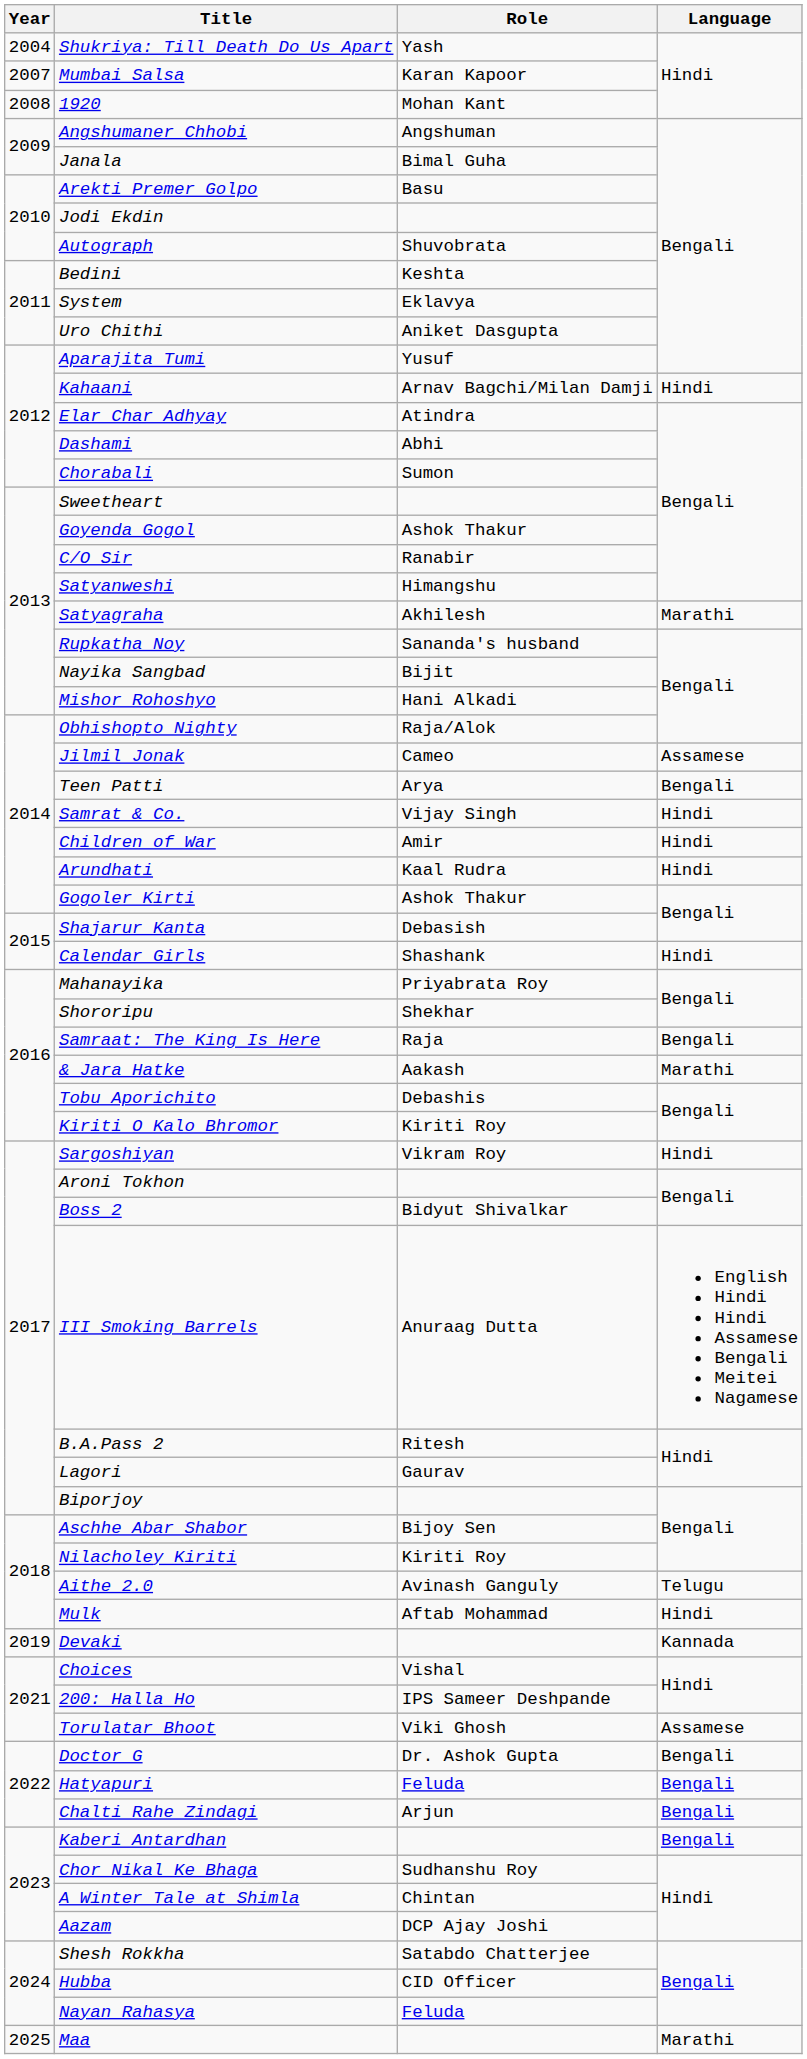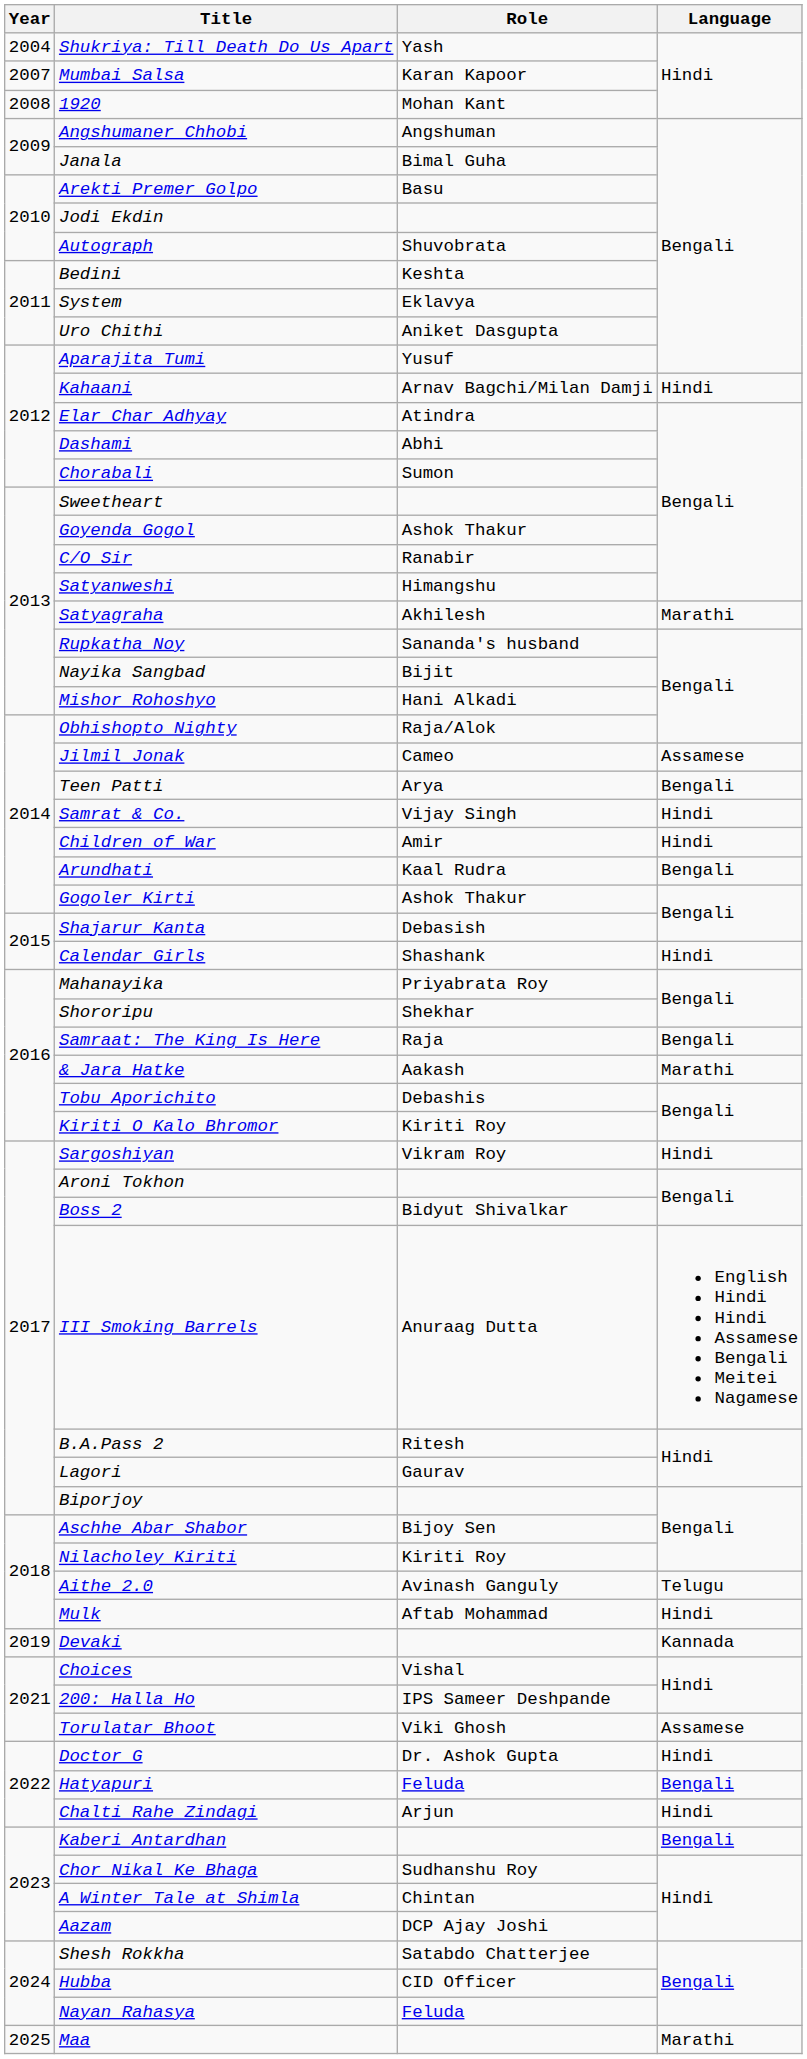(687, 871) Hindi -> (698, 871) Bengali
(698, 1756) Bengali -> (687, 1756) Hindi
(698, 1813) Bengali -> (687, 1813) Hindi
